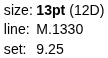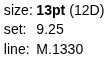rows swapped: (15, 49) <-> (17, 29)
